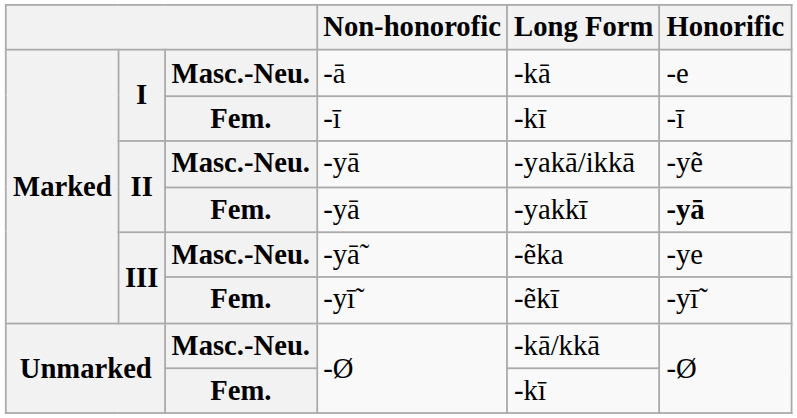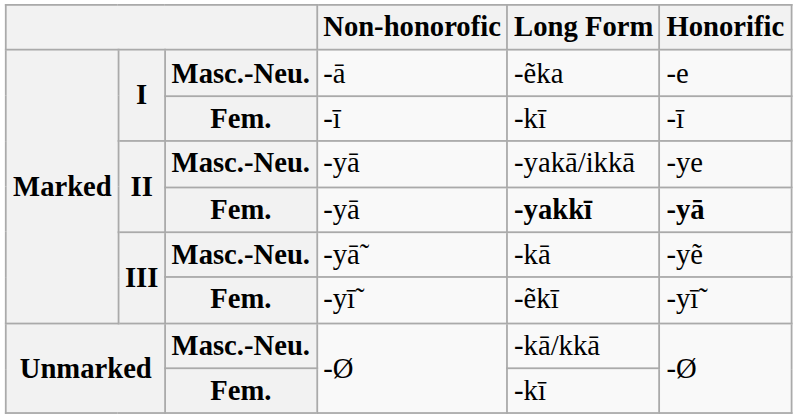(532, 72) -kā -> (539, 72) -ẽka
(685, 163) -yẽ -> (685, 163) -ye
(551, 208) normal -> (553, 208) bold
(539, 254) -ẽka -> (532, 254) -kā
(685, 254) -ye -> (685, 254) -yẽ
